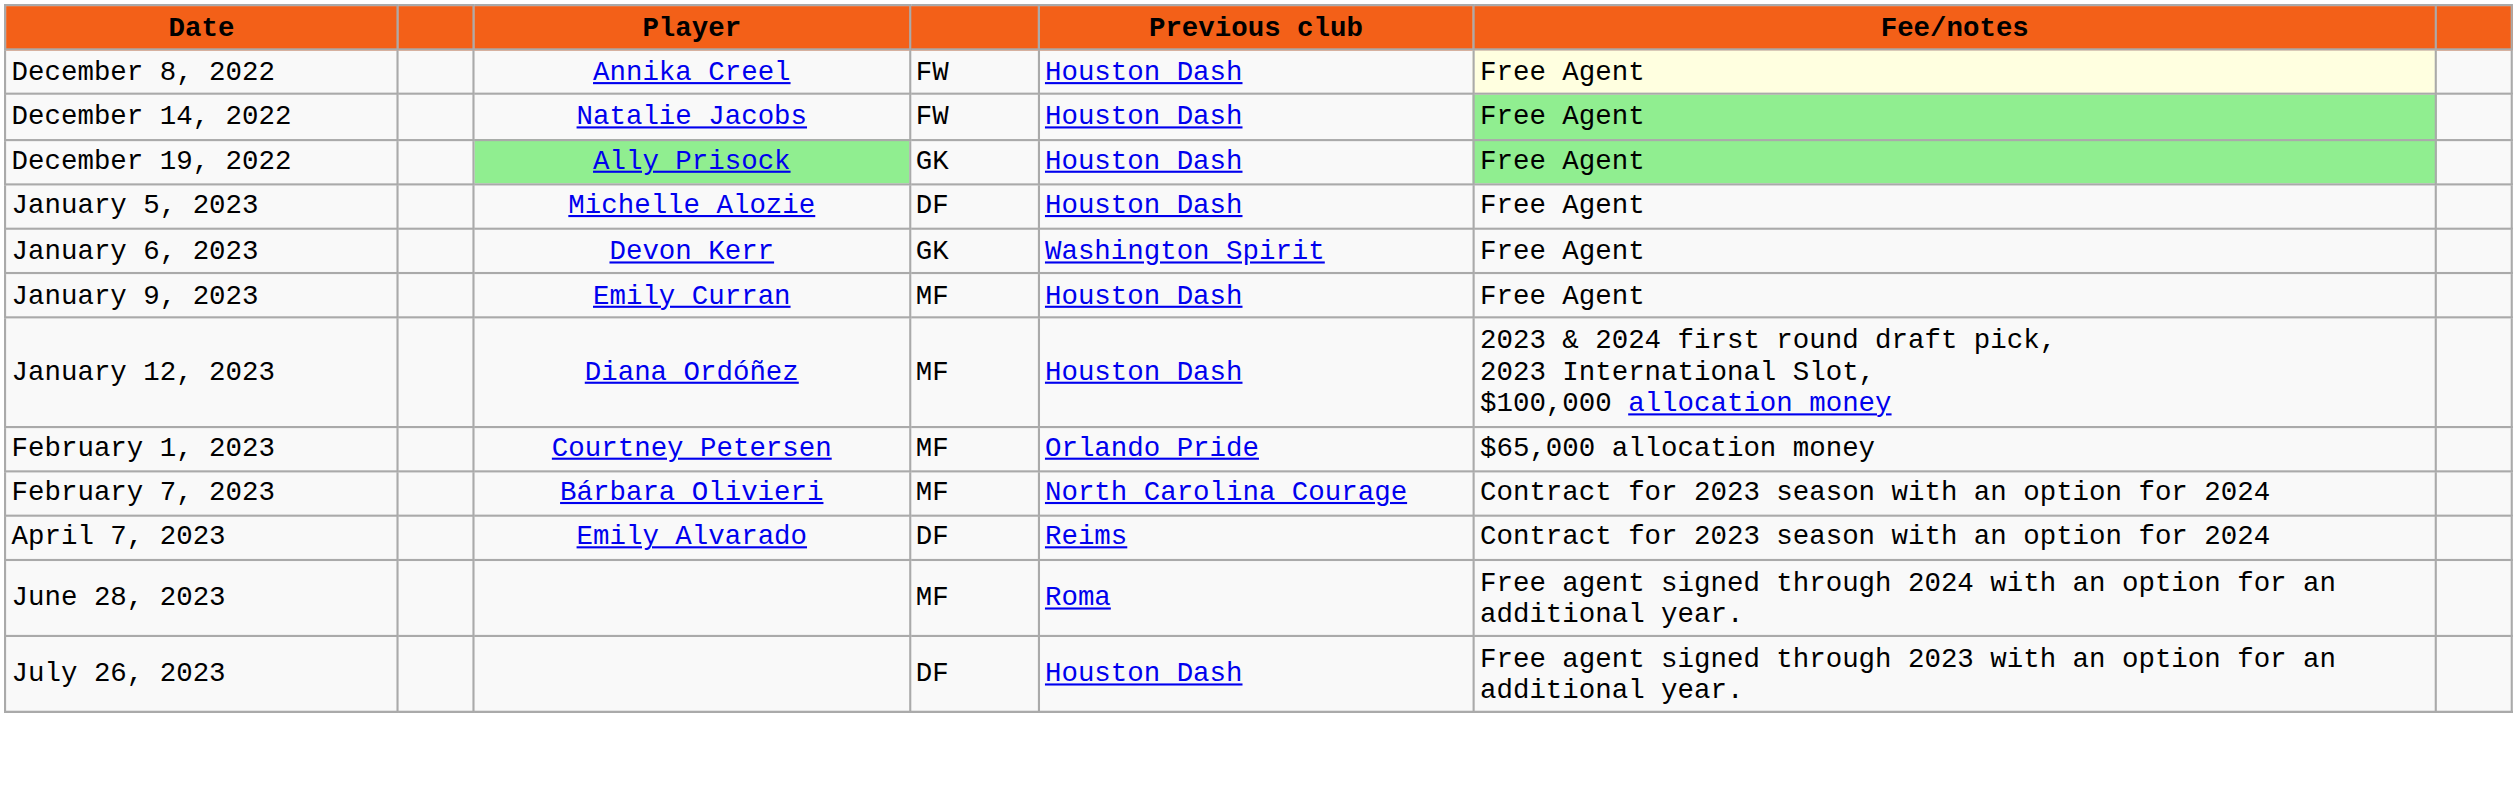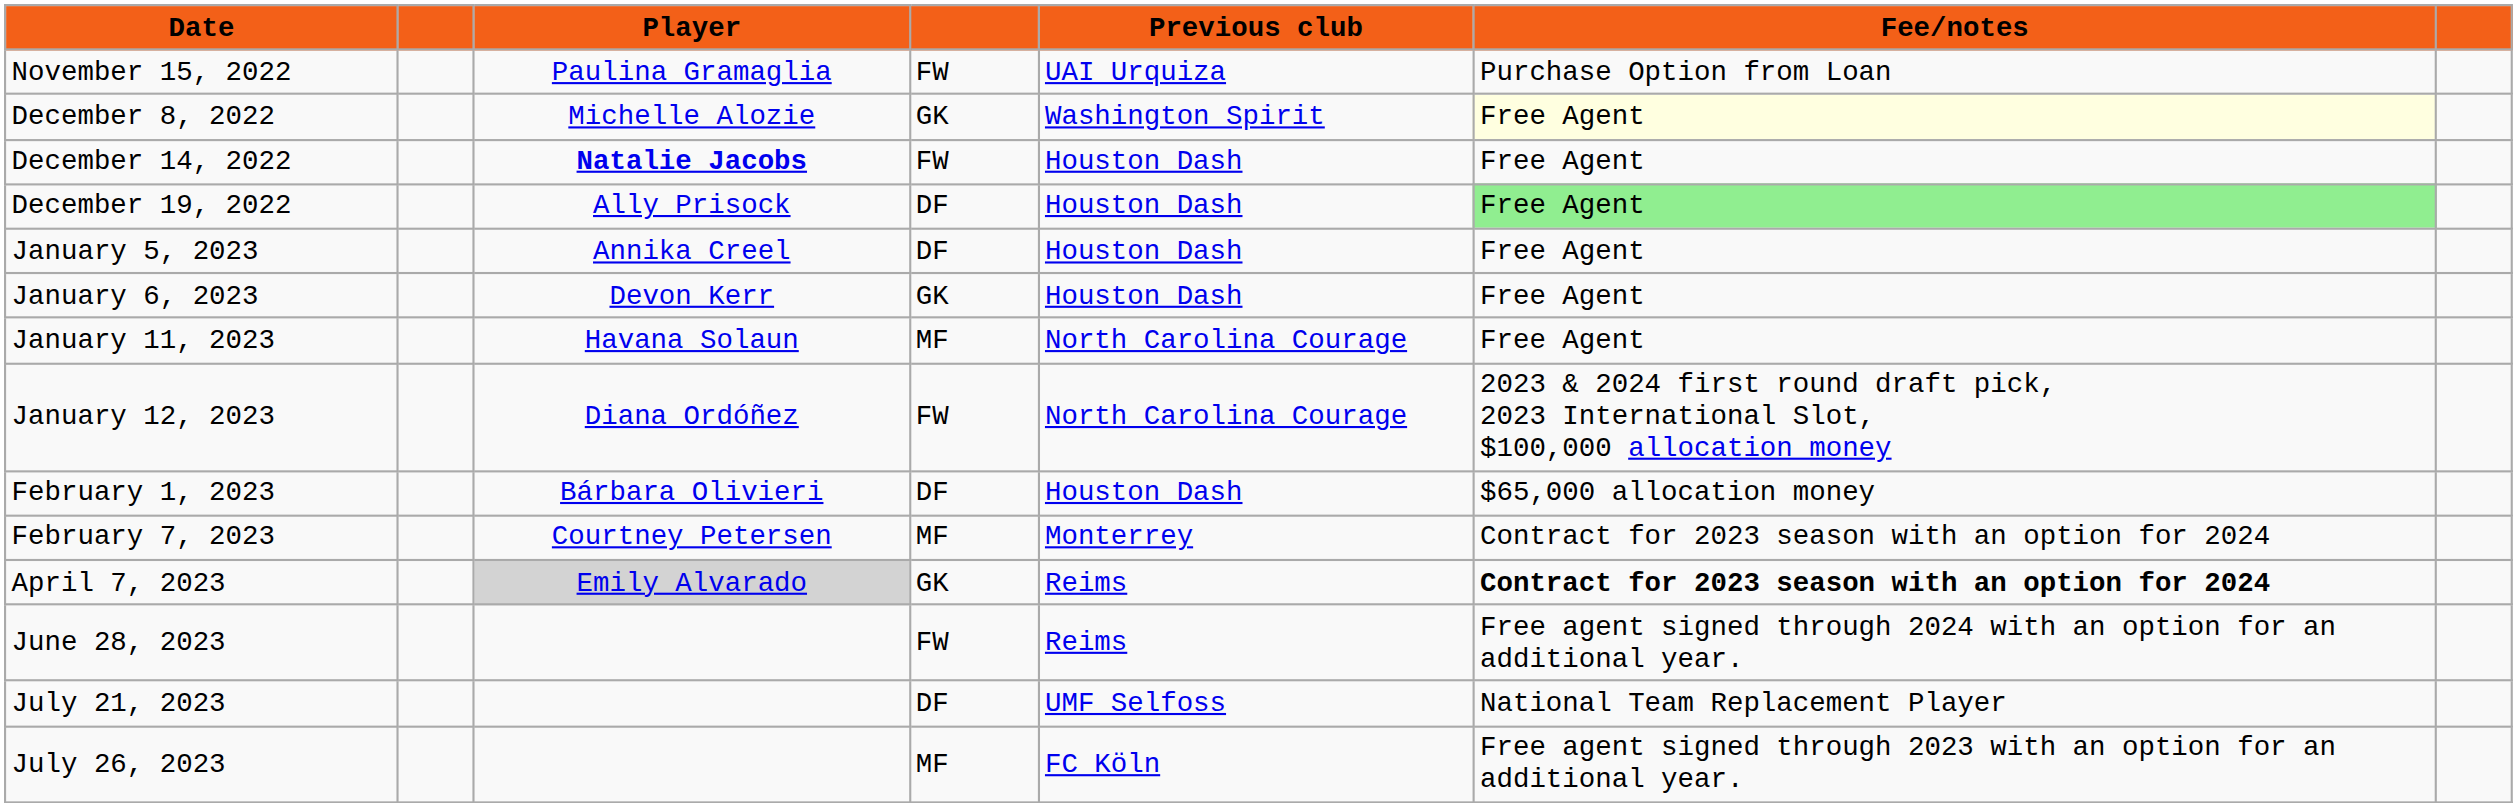+ row: (152, 72)
(692, 72) Annika Creel -> (692, 117) Michelle Alozie
(932, 72) FW -> (932, 117) GK
(1144, 72) Houston Dash -> (1185, 117) Washington Spirit
(692, 117) normal -> (692, 162) bold
(1562, 117) lightgreen background -> (1562, 162) no background
(692, 162) lightgreen background -> (692, 206) no background
(932, 162) GK -> (932, 206) DF
(692, 206) Michelle Alozie -> (692, 251) Annika Creel
(1185, 251) Washington Spirit -> (1144, 296) Houston Dash
- row: (135, 296)
+ row: (143, 340)
(932, 372) MF -> (932, 417) FW
(1144, 372) Houston Dash -> (1226, 417) North Carolina Courage
(692, 448) Courtney Petersen -> (692, 493) Bárbara Olivieri
(932, 448) MF -> (932, 493) DF
(1152, 448) Orlando Pride -> (1144, 493) Houston Dash
(692, 493) Bárbara Olivieri -> (692, 538) Courtney Petersen
(1226, 493) North Carolina Courage -> (1119, 538) Monterrey
(692, 538) no background -> (692, 582) lightgrey background
(932, 538) DF -> (932, 582) GK
(1875, 538) normal -> (1875, 582) bold
(932, 598) MF -> (932, 643) FW
(1078, 598) Roma -> (1086, 643) Reims
+ row: (119, 704)
(932, 675) DF -> (932, 764) MF
(1144, 675) Houston Dash -> (1103, 764) FC Köln
